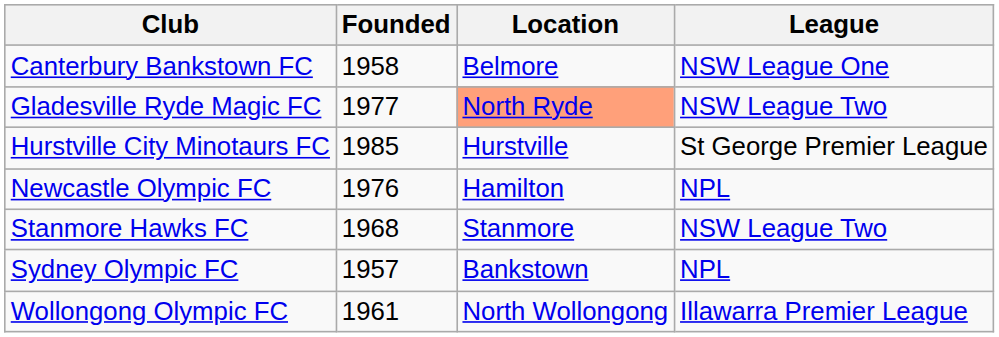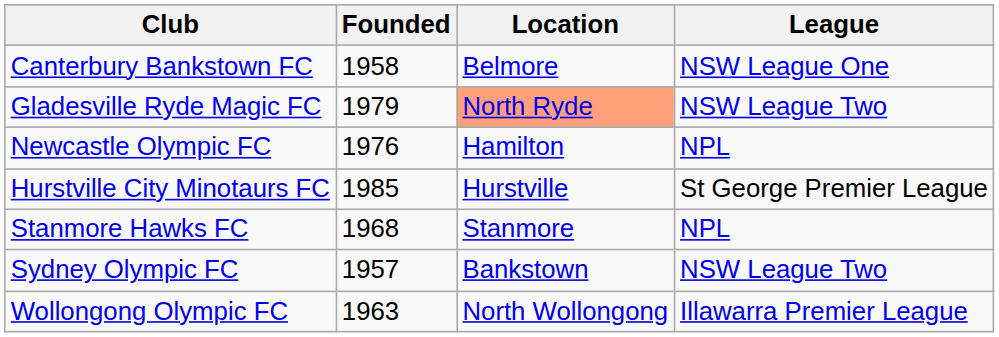(370, 106) 1977 -> (370, 106) 1979
rows swapped: (141, 188) <-> (170, 147)
(784, 229) NSW League Two -> (705, 229) NPL
(705, 270) NPL -> (784, 270) NSW League Two
(370, 310) 1961 -> (370, 310) 1963
